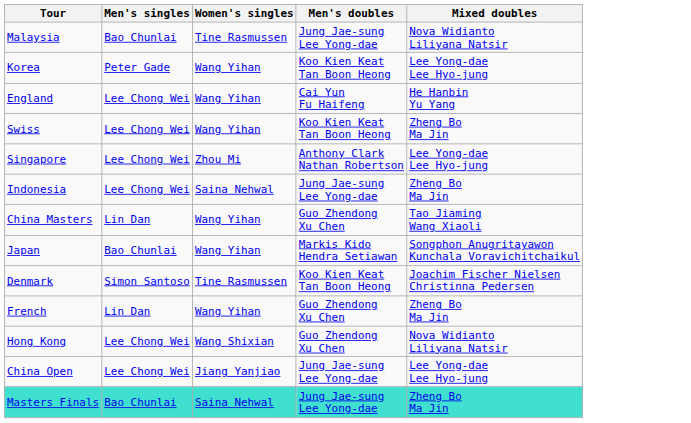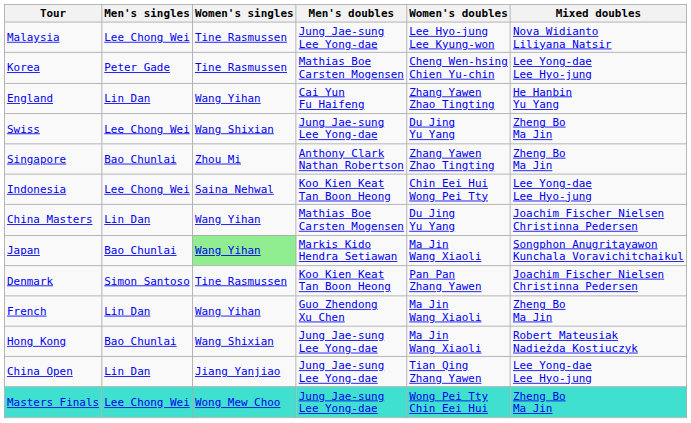+ column: (458, 13)
(140, 37) Bao Chunlai -> (147, 37) Lee Chong Wei
(228, 68) Wang Yihan -> (241, 68) Tine Rasmussen
(345, 68) Koo Kien Keat Tan Boon Heong -> (351, 68) Mathias Boe Carsten Mogensen
(147, 98) Lee Chong Wei -> (127, 98) Lin Dan
(228, 129) Wang Yihan -> (234, 129) Wang Shixian
(345, 129) Koo Kien Keat Tan Boon Heong -> (341, 129) Jung Jae-sung Lee Yong-dae
(147, 159) Lee Chong Wei -> (140, 159) Bao Chunlai
(449, 159) Lee Yong-dae Lee Hyo-jung -> (539, 159) Zheng Bo Ma Jin
(341, 189) Jung Jae-sung Lee Yong-dae -> (345, 189) Koo Kien Keat Tan Boon Heong
(435, 189) Zheng Bo Ma Jin -> (552, 189) Lee Yong-dae Lee Hyo-jung
(338, 220) Guo Zhendong Xu Chen -> (351, 220) Mathias Boe Carsten Mogensen
(445, 220) Tao Jiaming Wang Xiaoli -> (589, 220) Joachim Fischer Nielsen Christinna Pedersen
(228, 250) no background -> (228, 250) lightgreen background
(147, 341) Lee Chong Wei -> (140, 341) Bao Chunlai
(338, 341) Guo Zhendong Xu Chen -> (341, 341) Jung Jae-sung Lee Yong-dae
(458, 341) Nova Widianto Liliyana Natsir -> (575, 341) Robert Mateusiak Nadieżda Kostiuczyk
(147, 372) Lee Chong Wei -> (127, 372) Lin Dan
(140, 402) Bao Chunlai -> (147, 402) Lee Chong Wei
(234, 402) Saina Nehwal -> (238, 402) Wong Mew Choo
